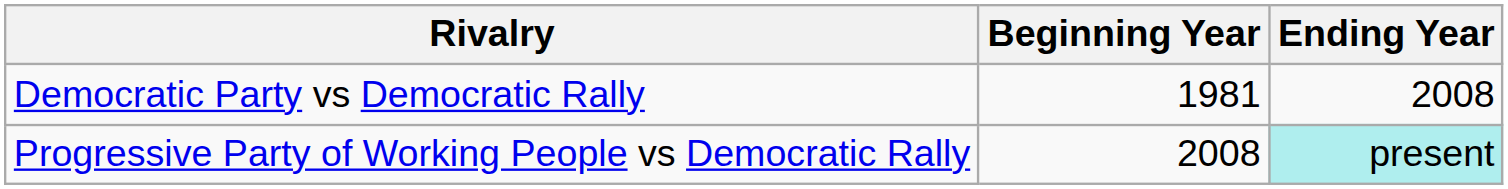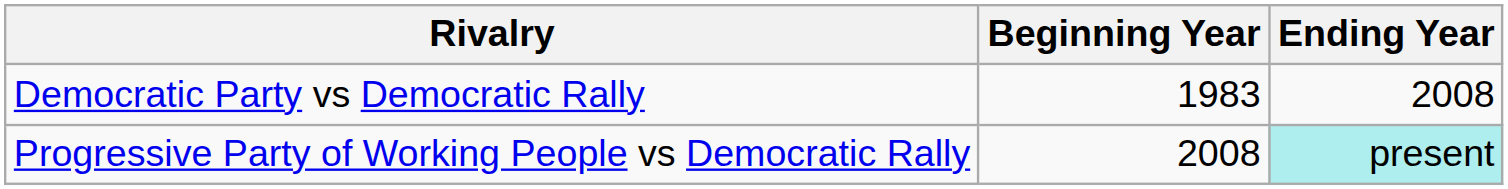(1219, 93) 1981 -> (1219, 93) 1983
